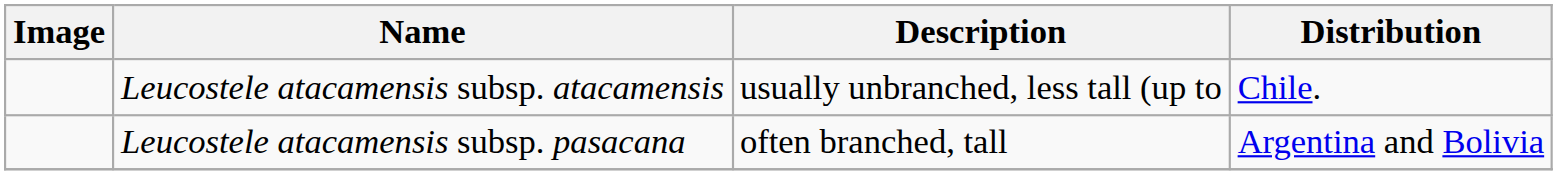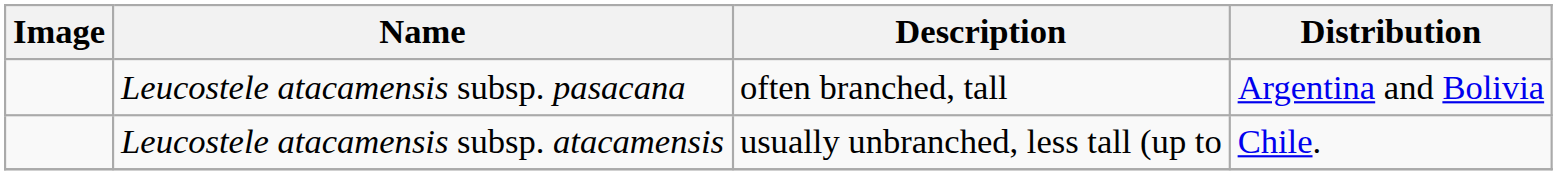rows swapped: (403, 141) <-> (423, 86)
